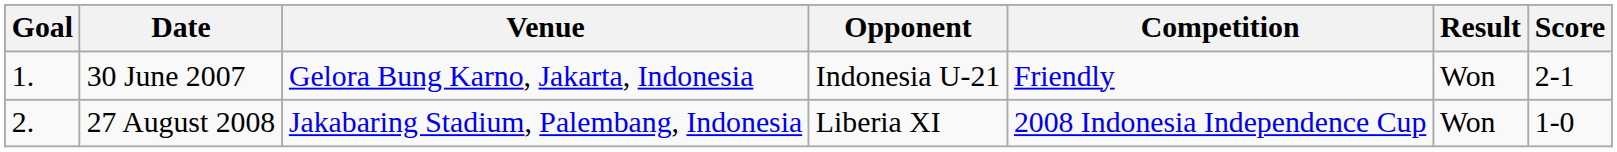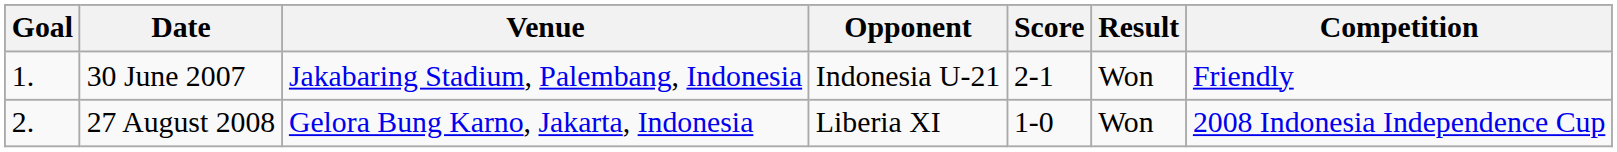columns swapped: (1570, 28) <-> (1220, 28)
(521, 75) Gelora Bung Karno, Jakarta, Indonesia -> (546, 75) Jakabaring Stadium, Palembang, Indonesia
(546, 122) Jakabaring Stadium, Palembang, Indonesia -> (521, 122) Gelora Bung Karno, Jakarta, Indonesia
